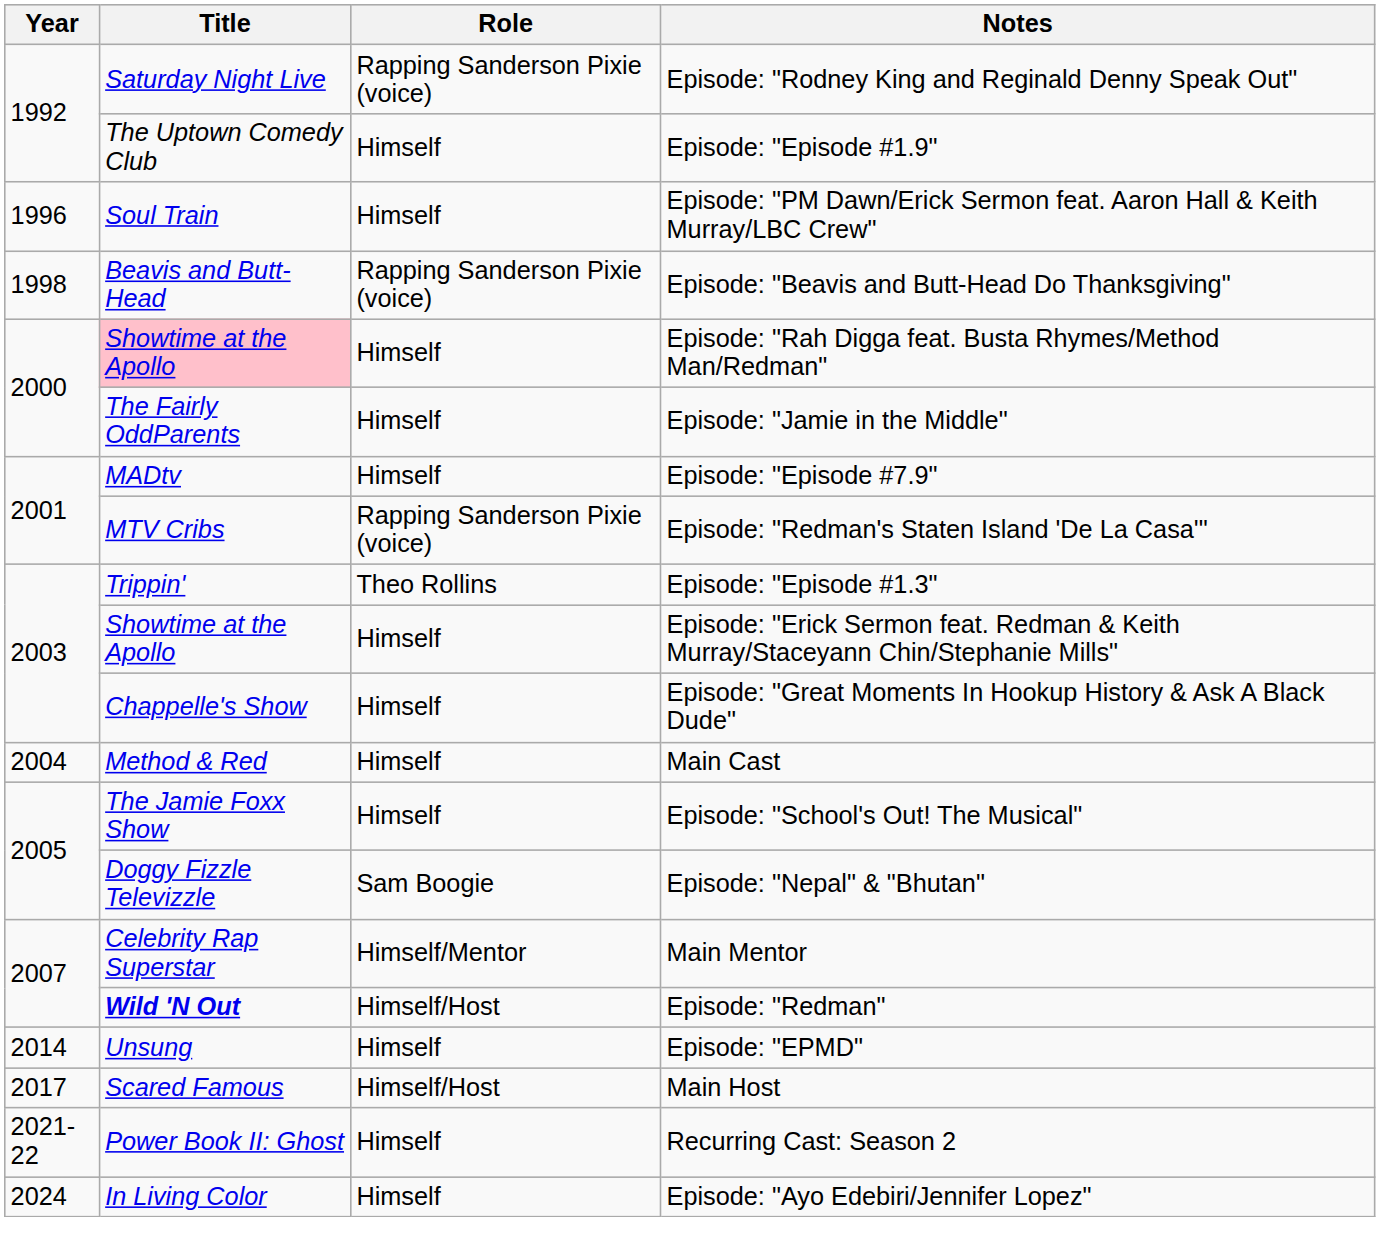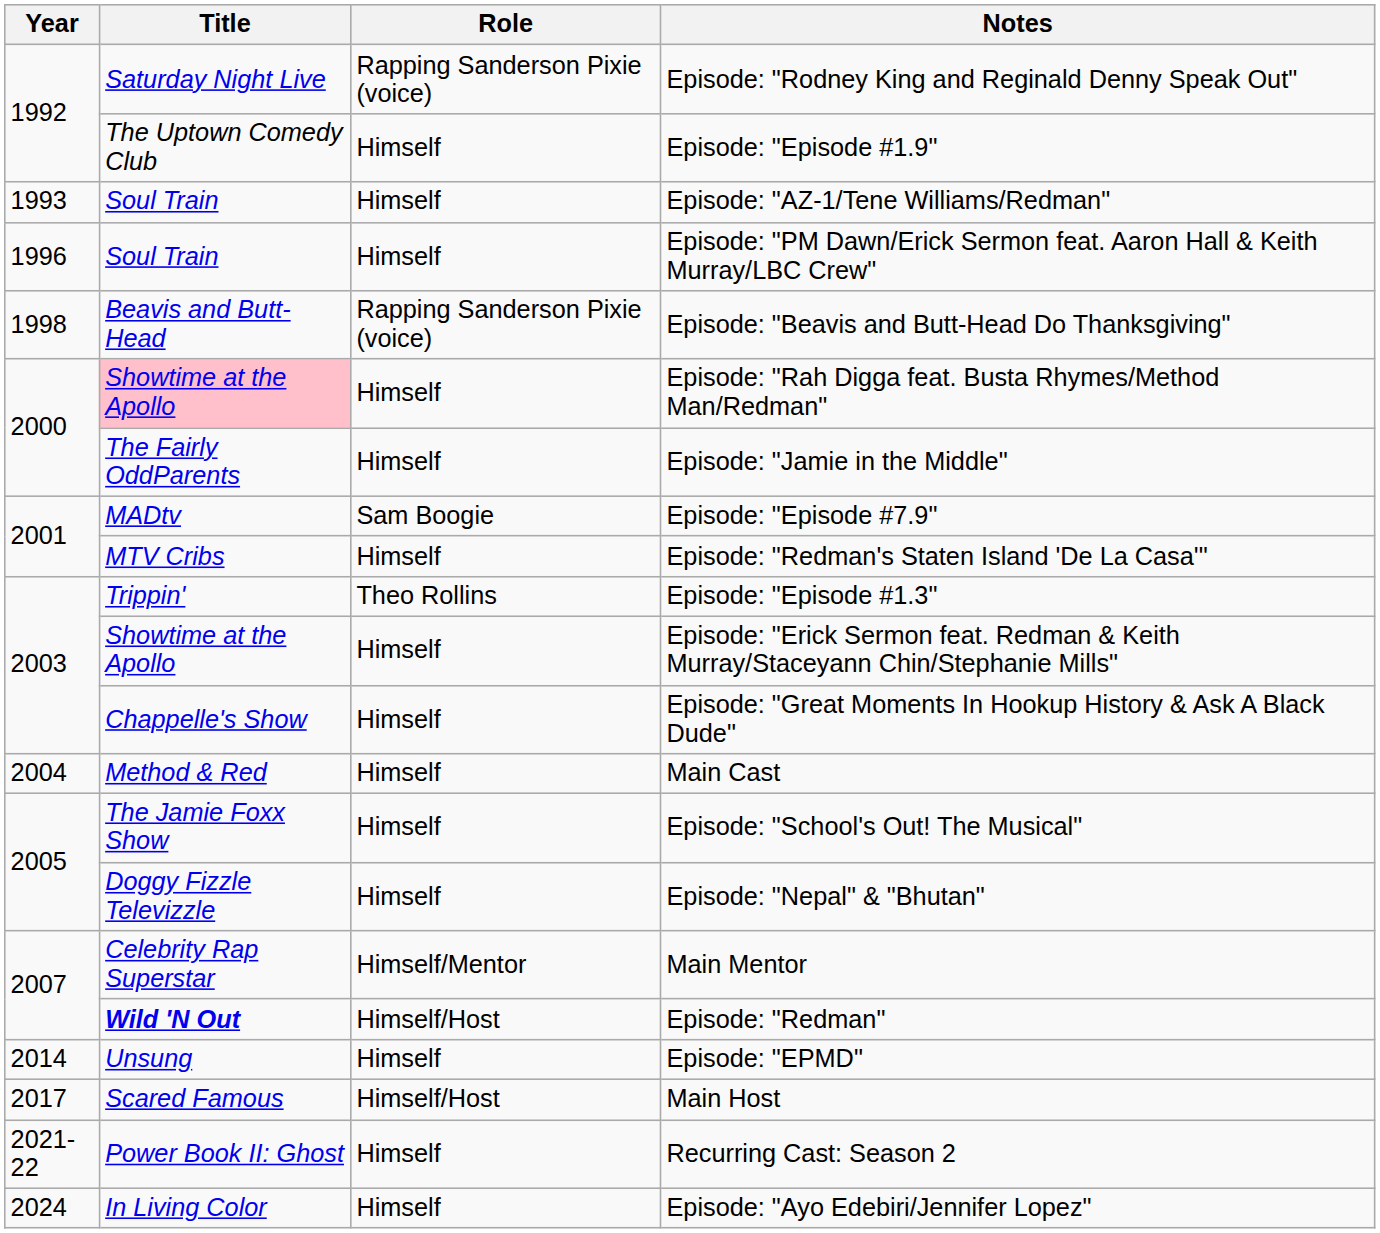+ row: (888, 201)
(399, 475) Himself -> (425, 515) Sam Boogie
(499, 530) Rapping Sanderson Pixie (voice) -> (399, 556) Himself
(425, 884) Sam Boogie -> (399, 896) Himself
